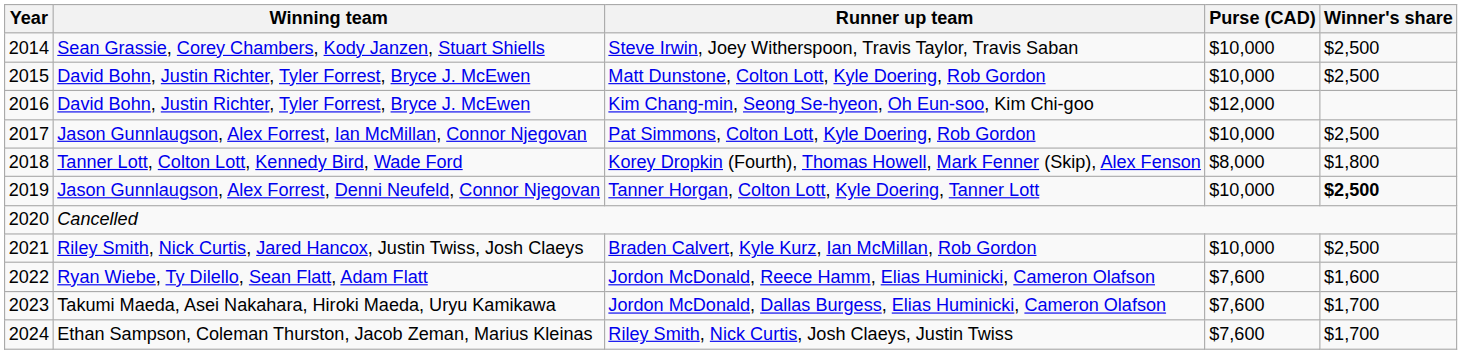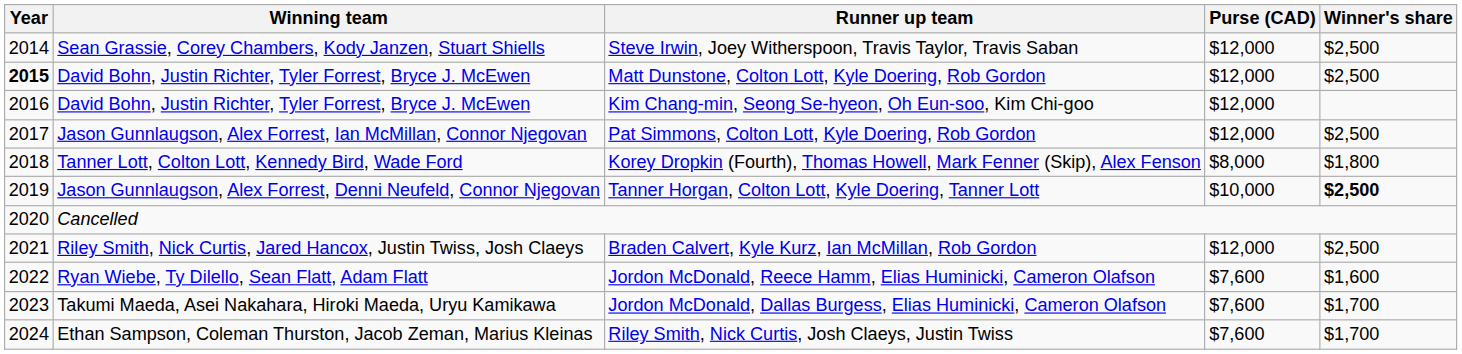(1242, 47) $10,000 -> (1242, 47) $12,000
(29, 76) normal -> (29, 76) bold
(1242, 76) $10,000 -> (1242, 76) $12,000
(1242, 133) $10,000 -> (1242, 133) $12,000
(1242, 248) $10,000 -> (1242, 248) $12,000
